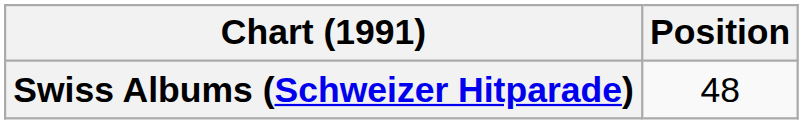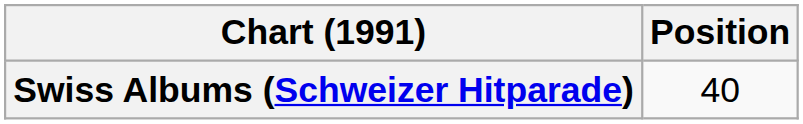(720, 88) 48 -> (720, 88) 40
